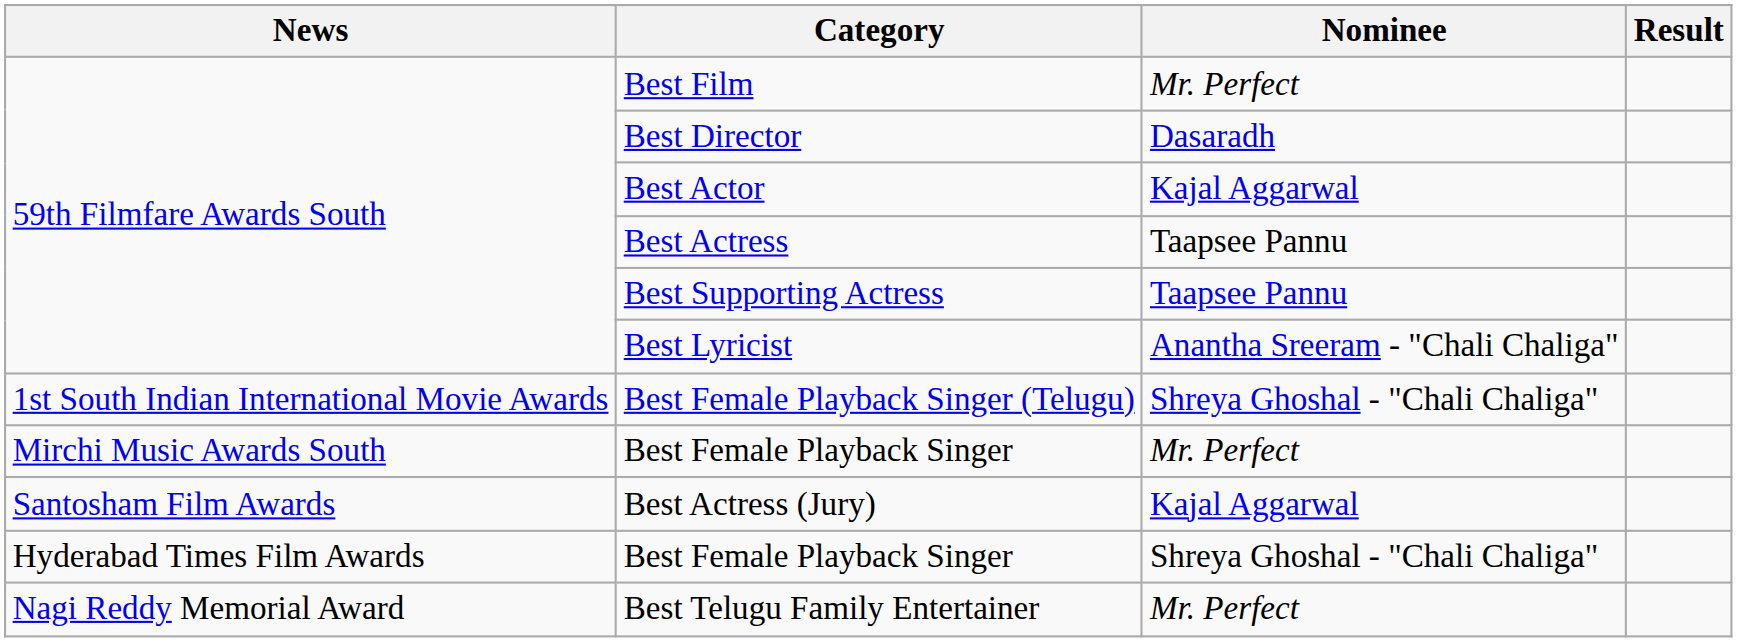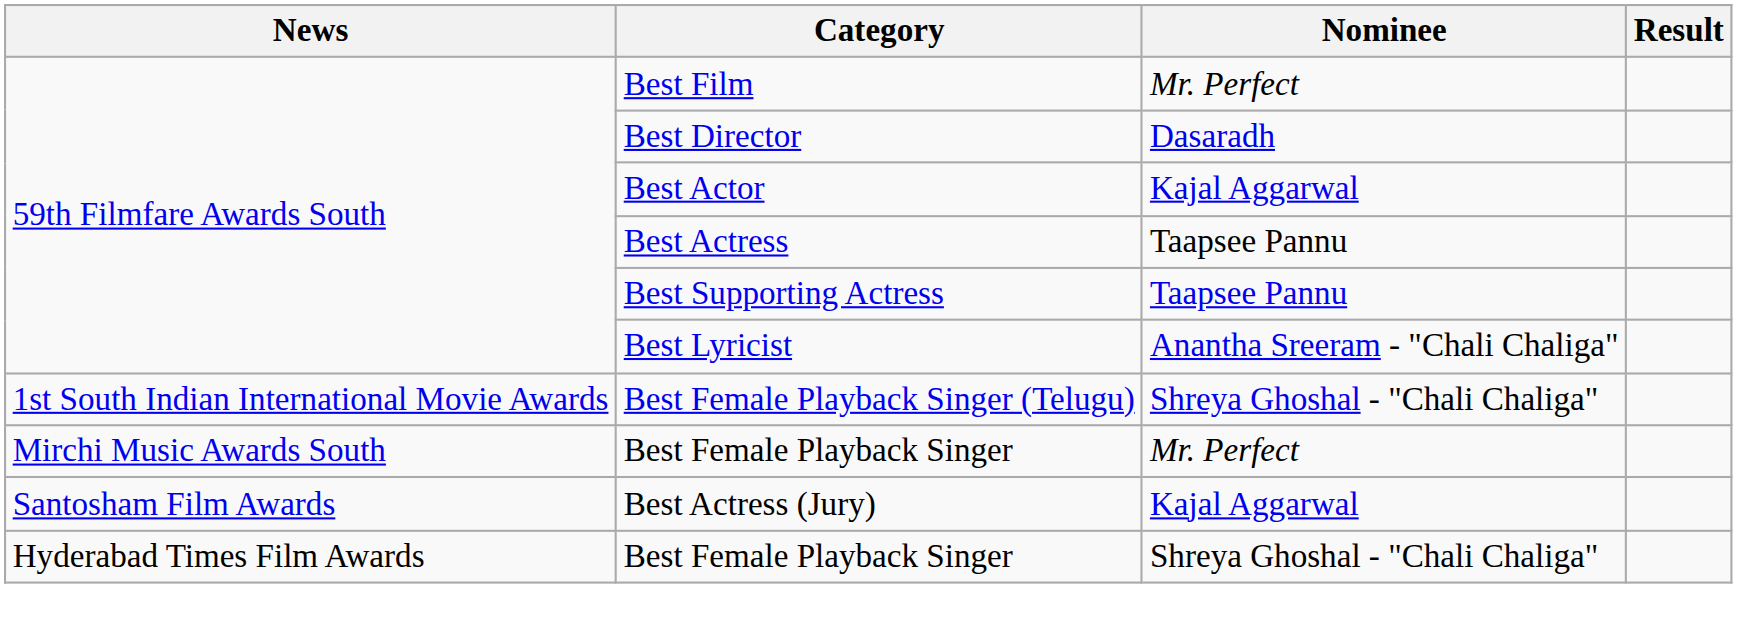- row: (208, 608)
